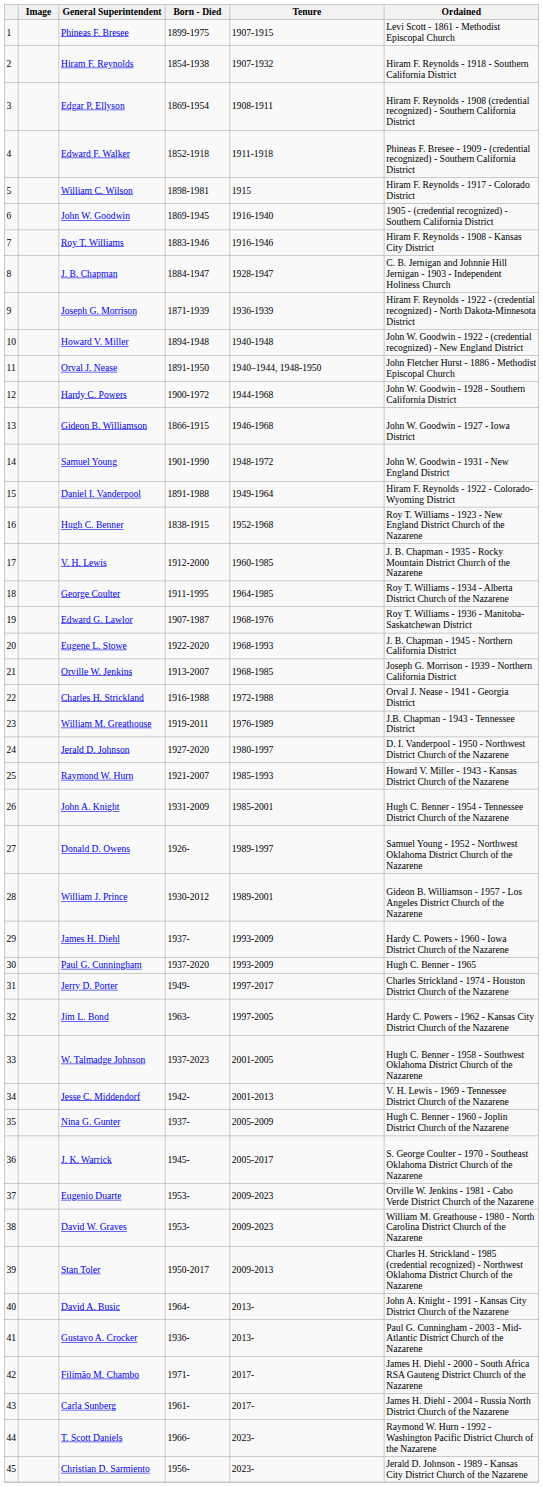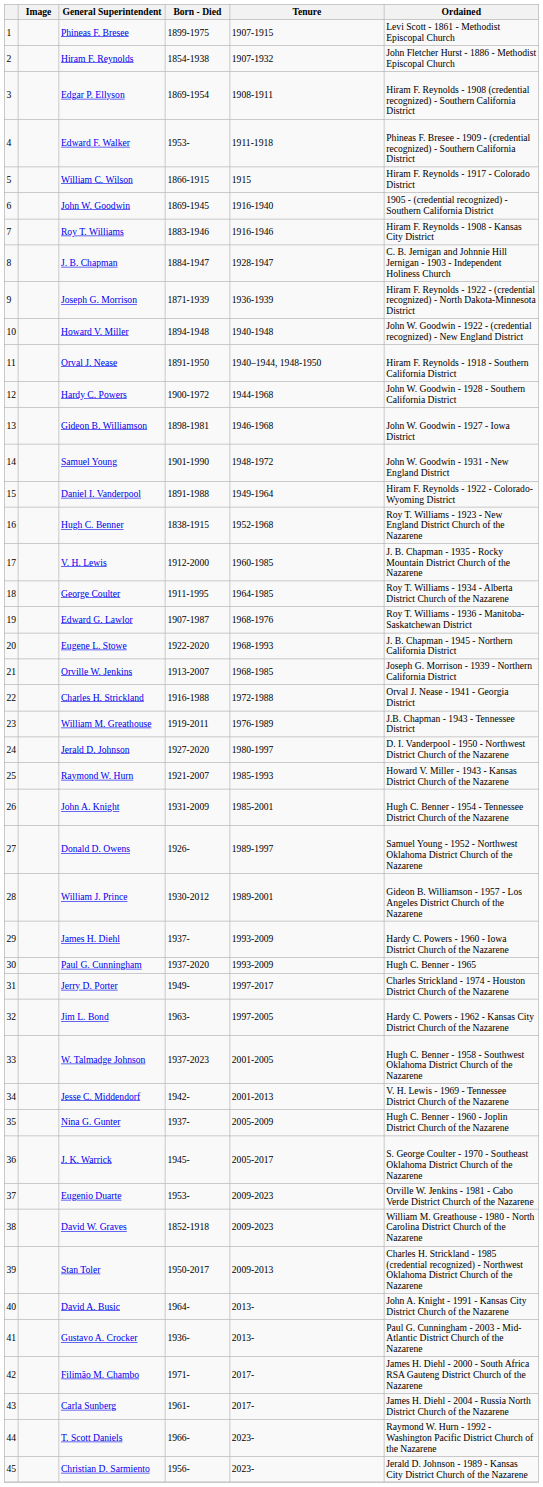(457, 69) Hiram F. Reynolds - 1918 - Southern California District -> (461, 58) John Fletcher Hurst - 1886 - Methodist Episcopal Church
(188, 154) 1852-1918 -> (179, 143) 1953-
(188, 190) 1898-1981 -> (188, 180) 1866-1915
(461, 368) John Fletcher Hurst - 1886 - Methodist Episcopal Church -> (457, 368) Hiram F. Reynolds - 1918 - Southern California District
(188, 426) 1866-1915 -> (188, 426) 1898-1981
(179, 1227) 1953- -> (188, 1227) 1852-1918
